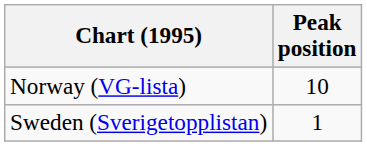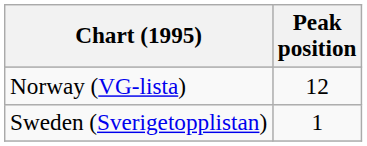(317, 85) 10 -> (317, 85) 12
